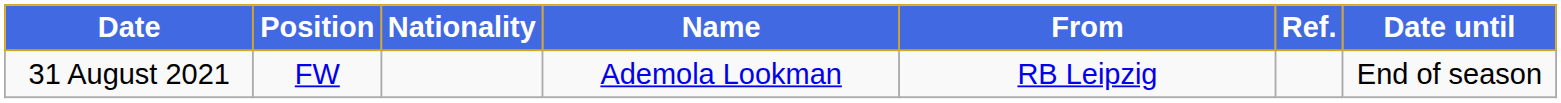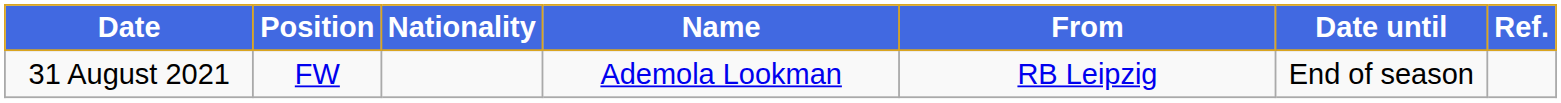columns swapped: (1449, 27) <-> (1309, 27)
